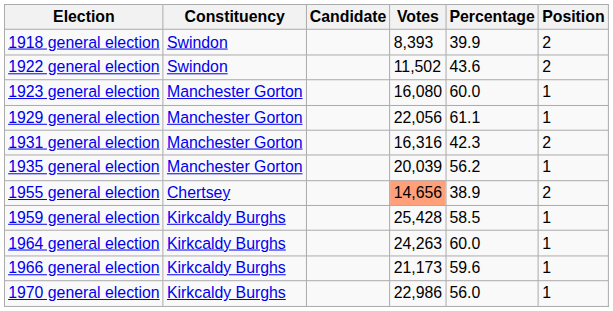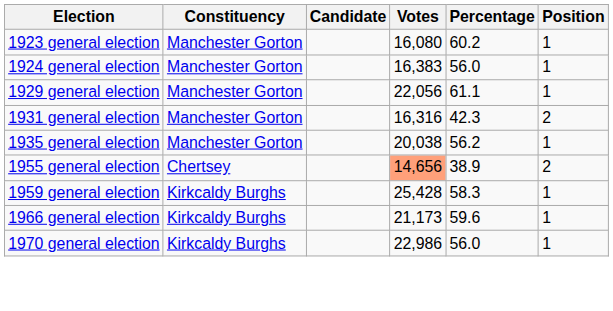- row: (84, 42)
- row: (84, 67)
(465, 92) 60.0 -> (465, 42) 60.2
+ row: (84, 67)
(418, 167) 20,039 -> (418, 142) 20,038
(465, 218) 58.5 -> (465, 192) 58.3
- row: (84, 243)
